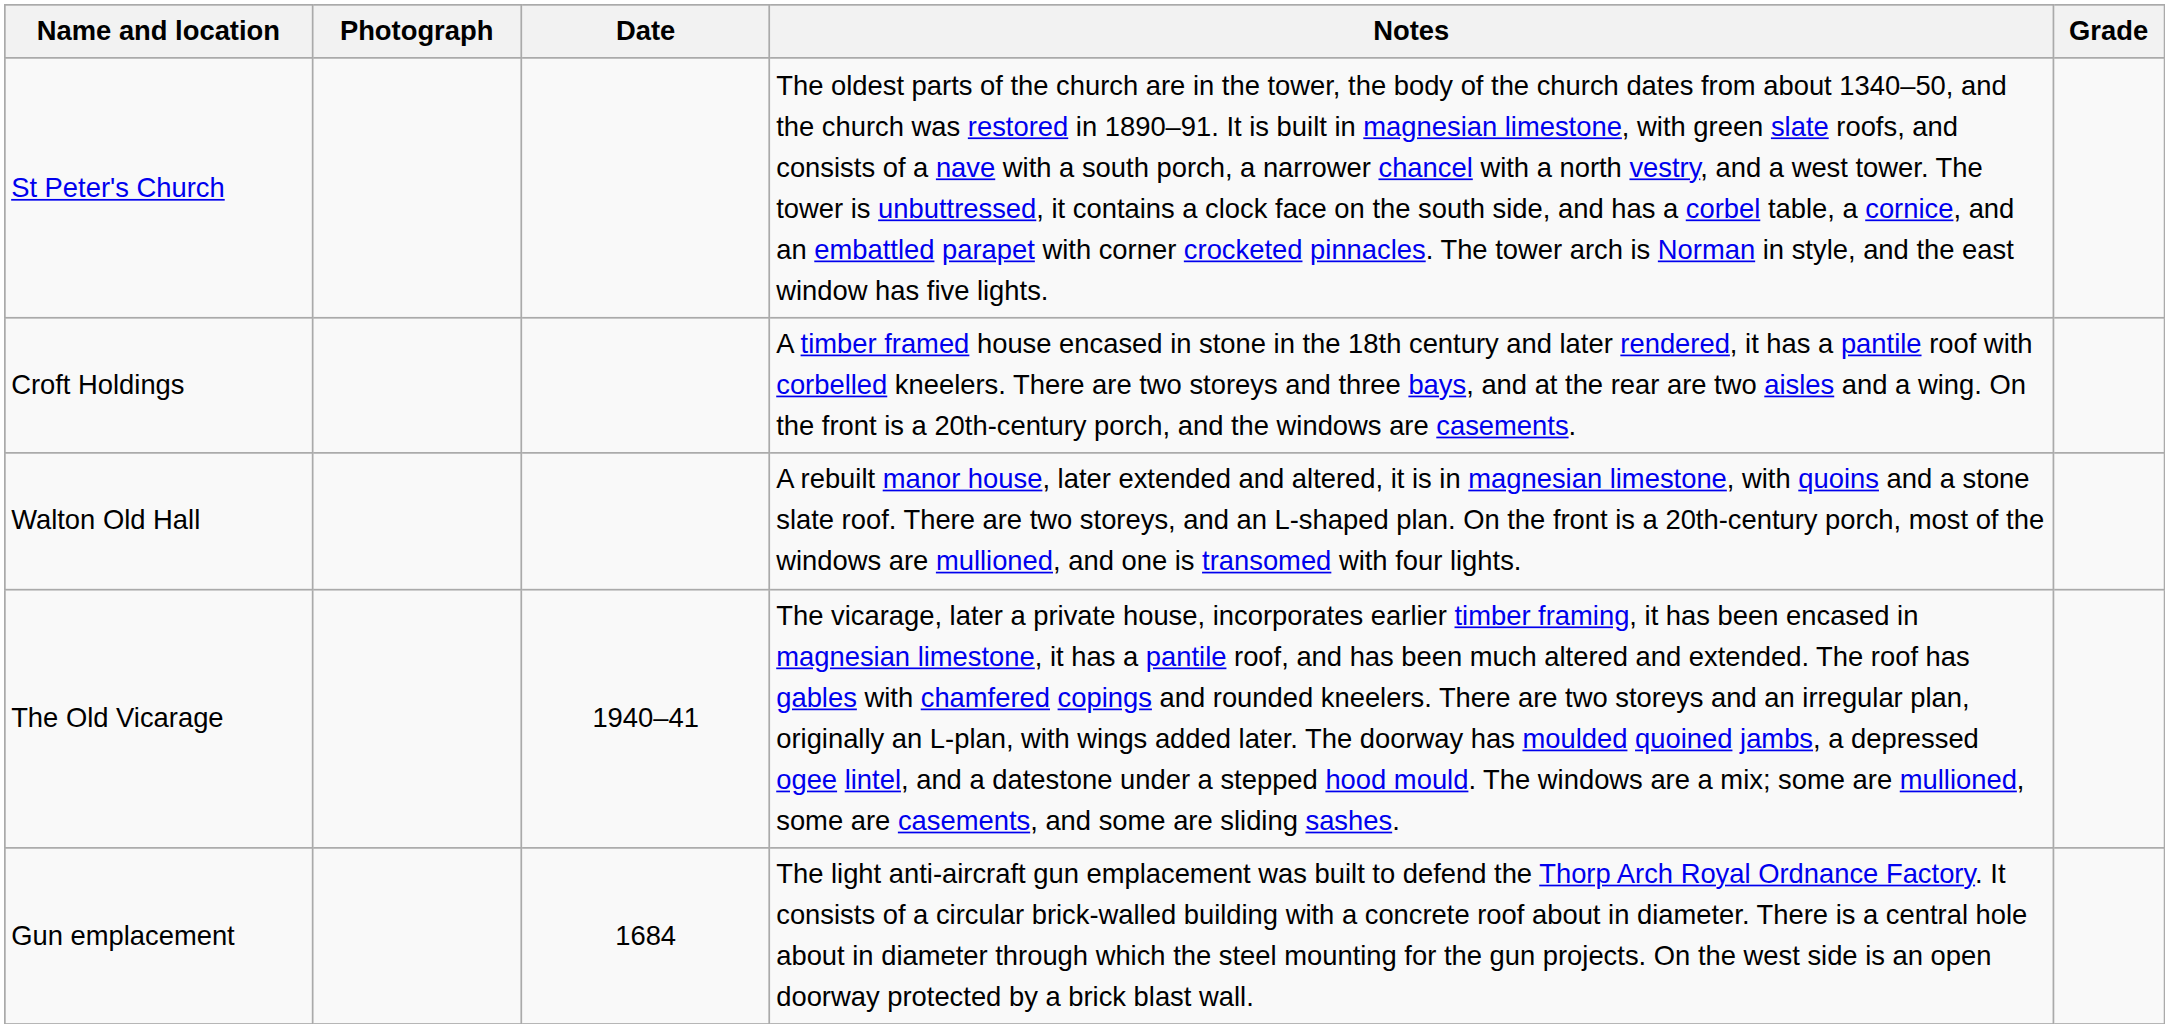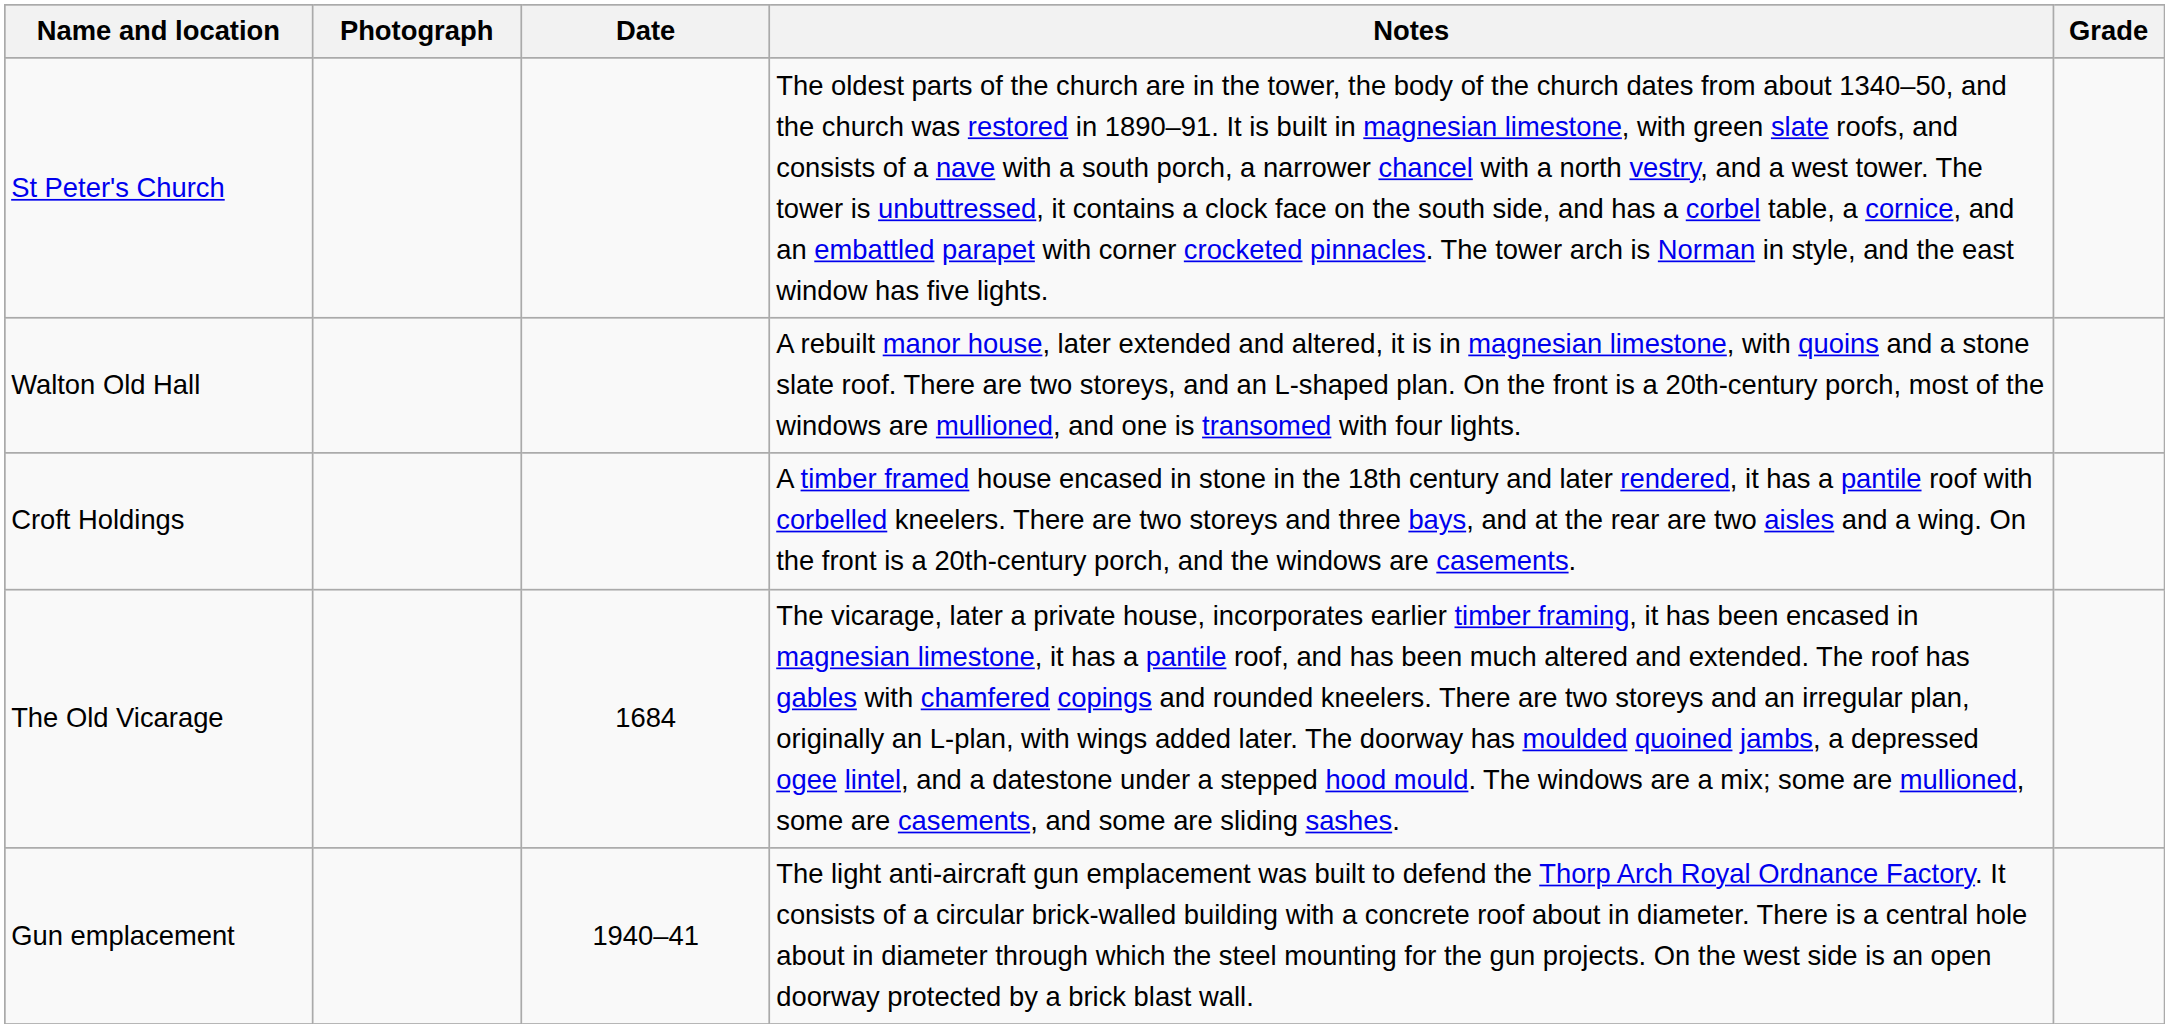rows swapped: (98, 384) <-> (106, 520)
(646, 717) 1940–41 -> (646, 717) 1684
(646, 935) 1684 -> (646, 935) 1940–41
